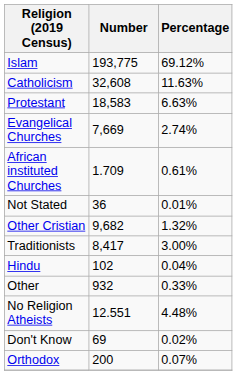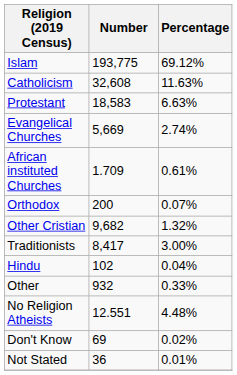(108, 130) 7,669 -> (108, 130) 5,669
rows swapped: (33, 360) <-> (37, 205)
